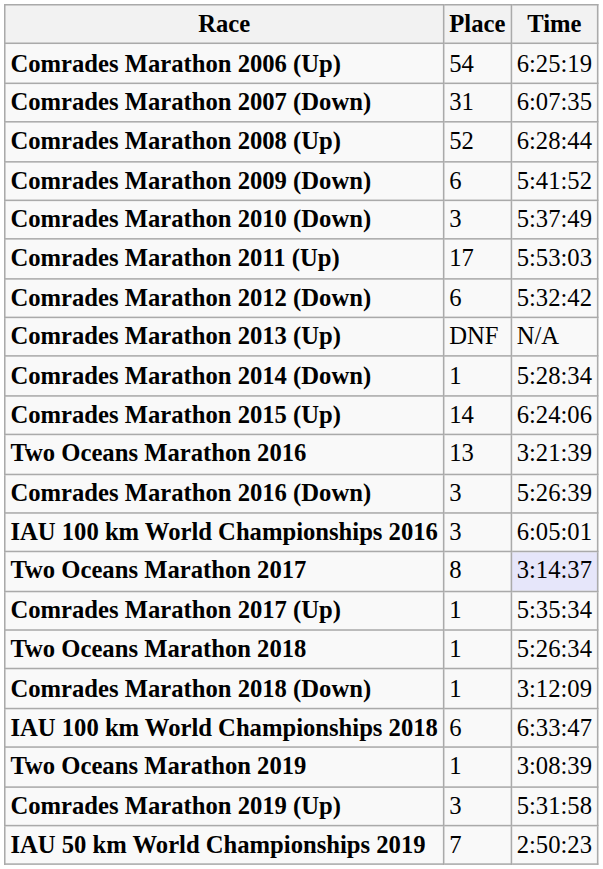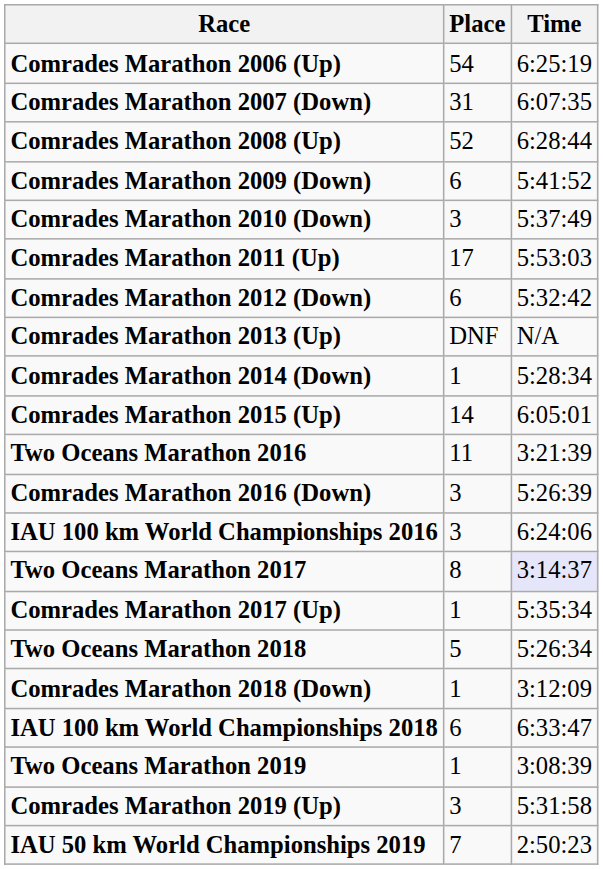(554, 414) 6:24:06 -> (554, 414) 6:05:01
(462, 453) 13 -> (461, 453) 11
(554, 532) 6:05:01 -> (554, 532) 6:24:06
(455, 649) 1 -> (455, 649) 5
